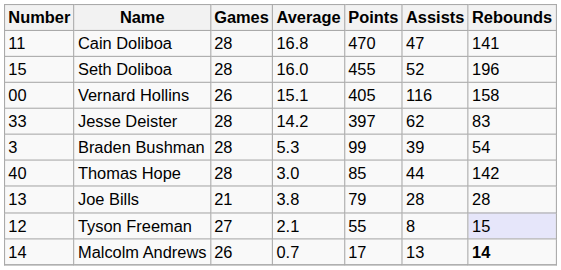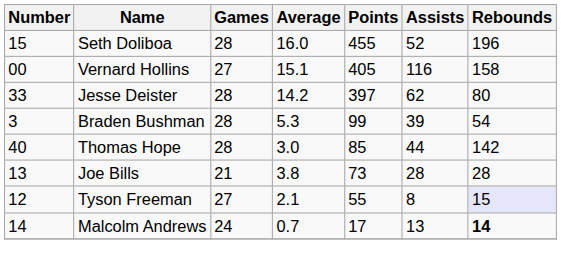- row: (125, 44)
(223, 96) 26 -> (223, 70) 27
(481, 122) 83 -> (481, 96) 80
(357, 200) 79 -> (357, 174) 73
(223, 252) 26 -> (223, 226) 24
